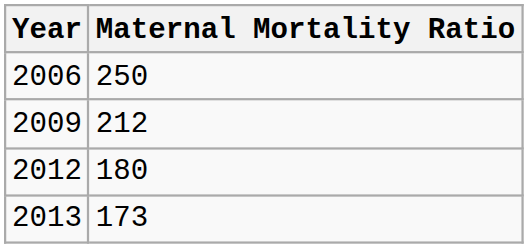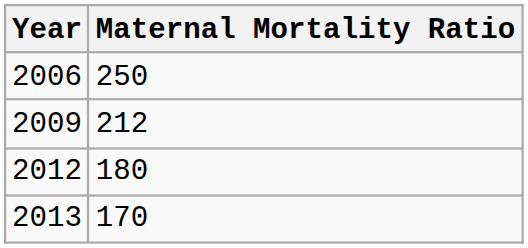(122, 219) 173 -> (122, 219) 170
